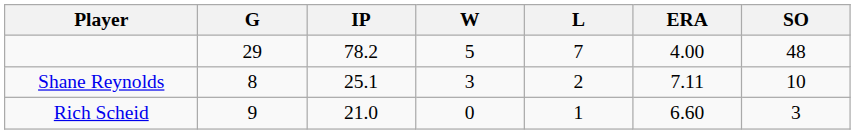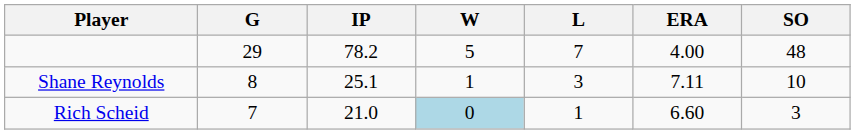(470, 81) 3 -> (470, 81) 1
(578, 81) 2 -> (578, 81) 3
(252, 112) 9 -> (252, 112) 7
(470, 112) no background -> (470, 112) lightblue background
